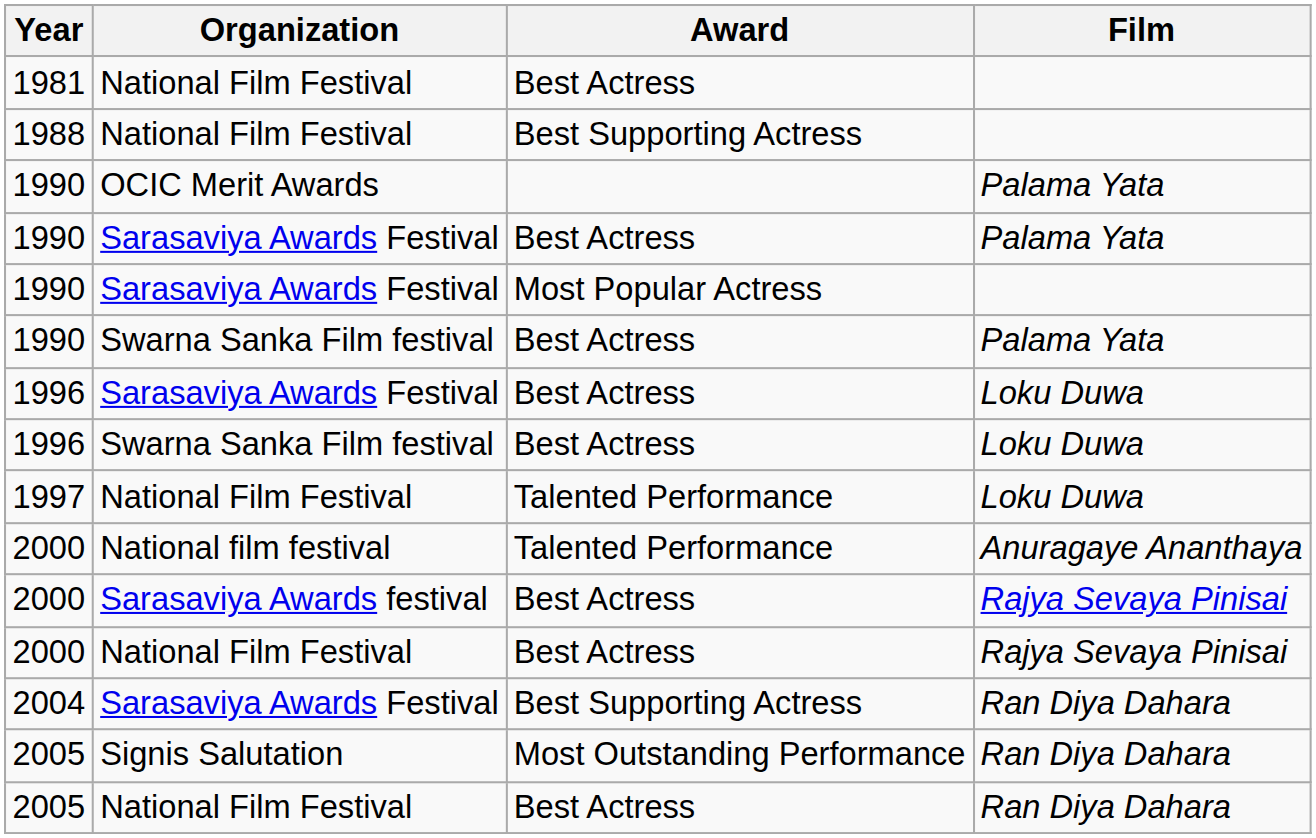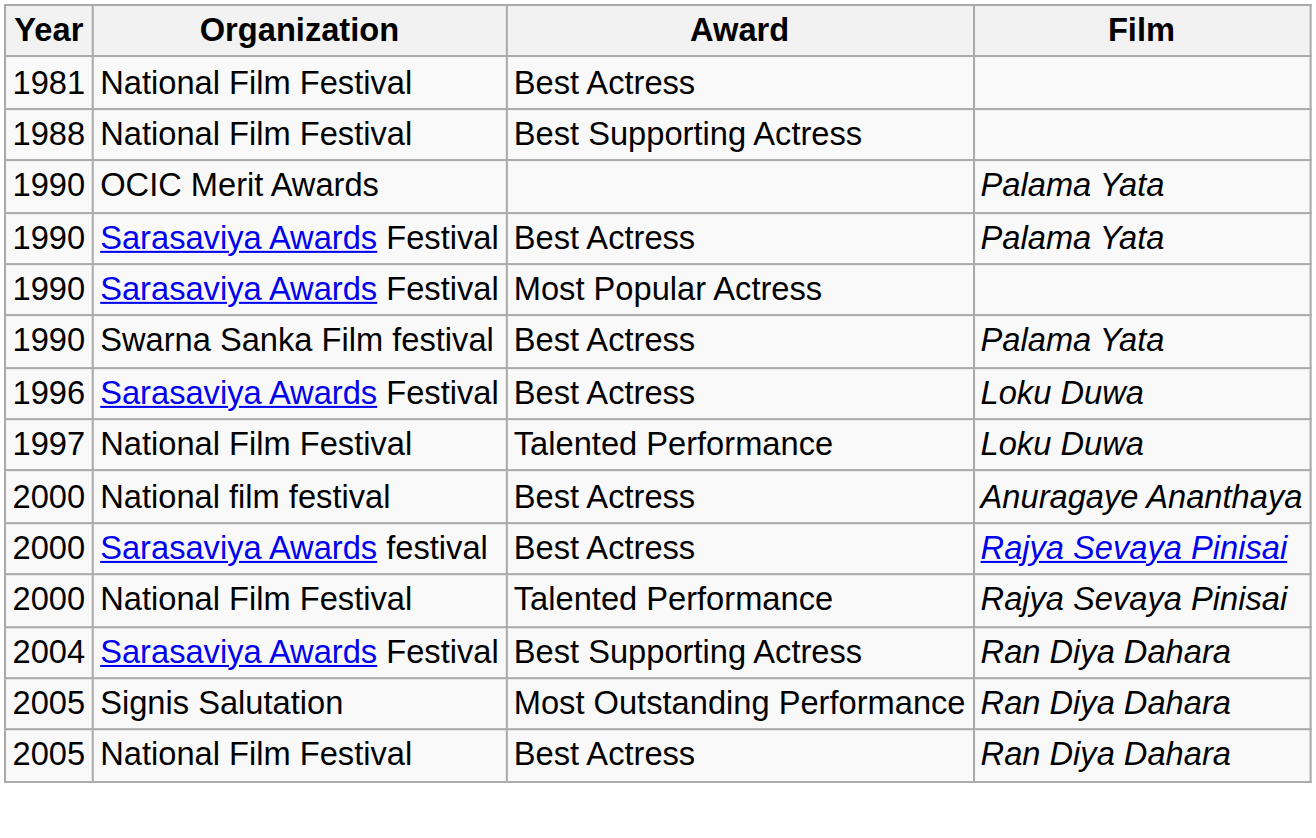- row: (49, 444)
(673, 548) Talented Performance -> (604, 496) Best Actress
(604, 651) Best Actress -> (673, 599) Talented Performance
